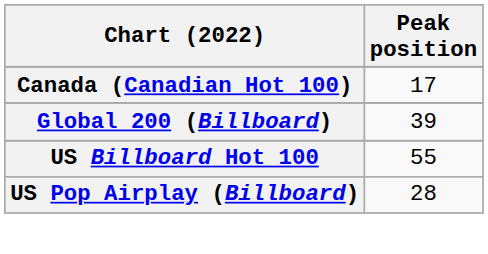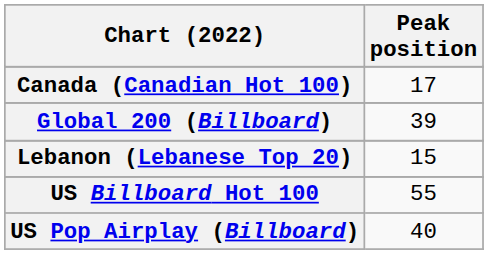+ row: (185, 158)
(423, 195) 28 -> (423, 231) 40
